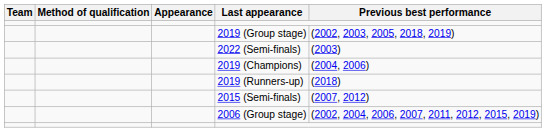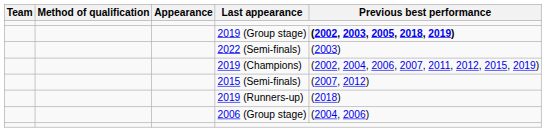(383, 33) normal -> (383, 33) bold
(340, 66) (2004, 2006) -> (425, 66) (2002, 2004, 2006, 2007, 2011, 2012, 2015, 2019)
rows swapped: (20, 82) <-> (20, 98)
(425, 114) (2002, 2004, 2006, 2007, 2011, 2012, 2015, 2019) -> (340, 114) (2004, 2006)
